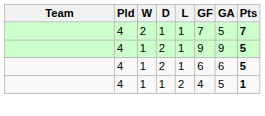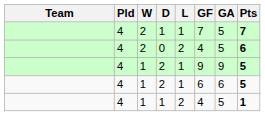+ row: (143, 48)
